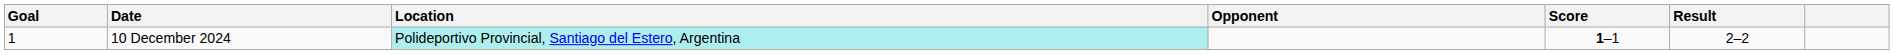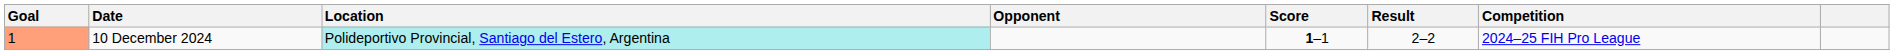+ column: (1523, 16)
(12, 38) no background -> (12, 38) lightsalmon background
